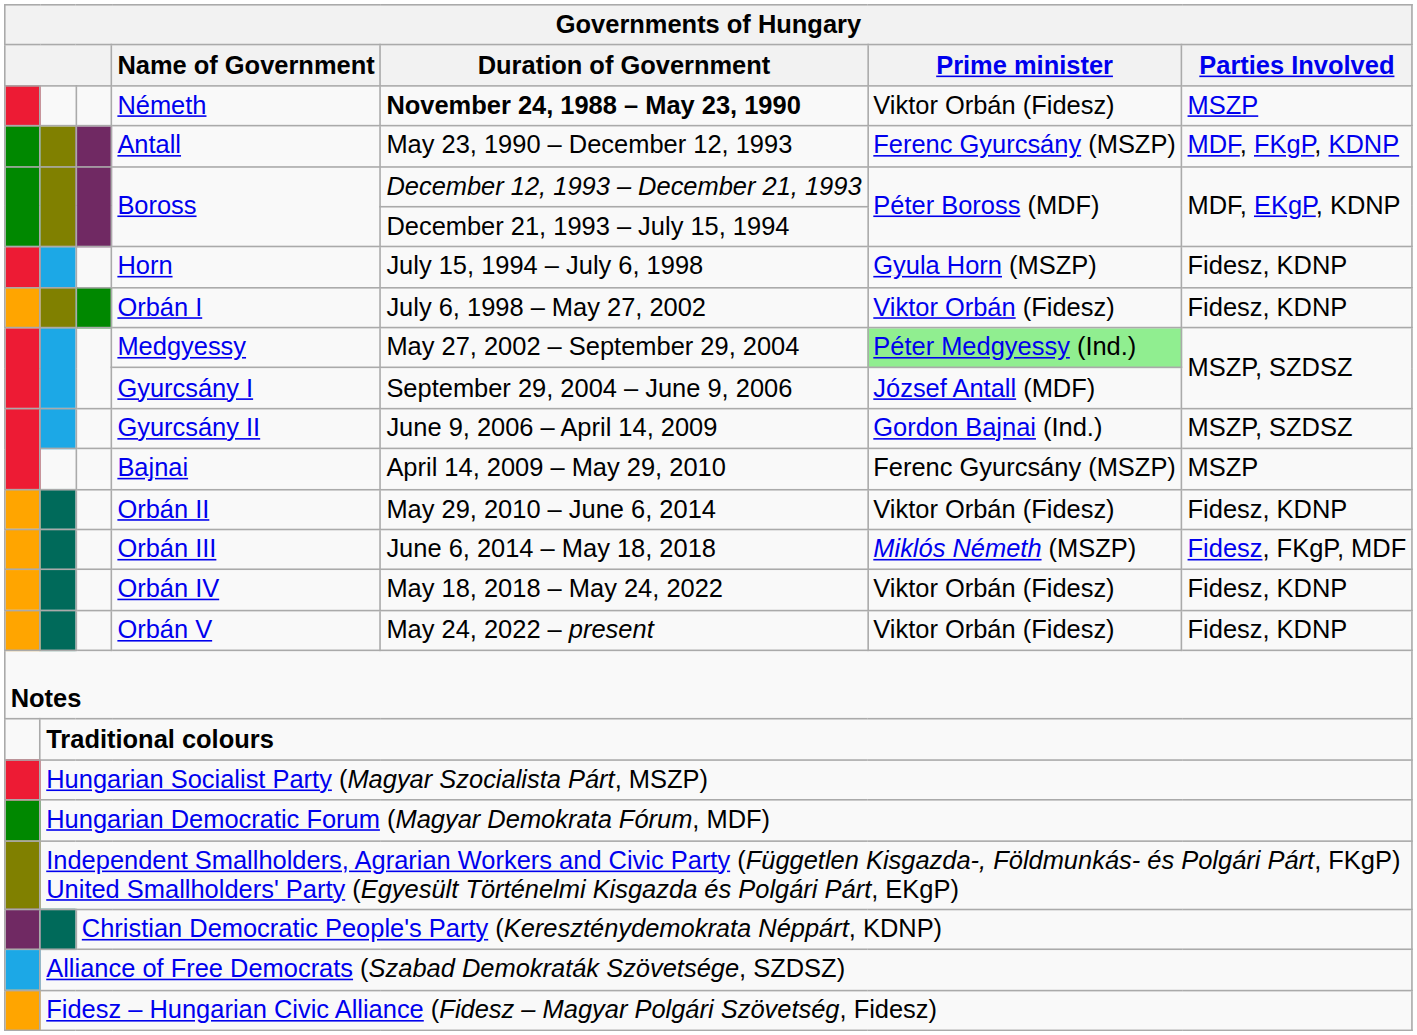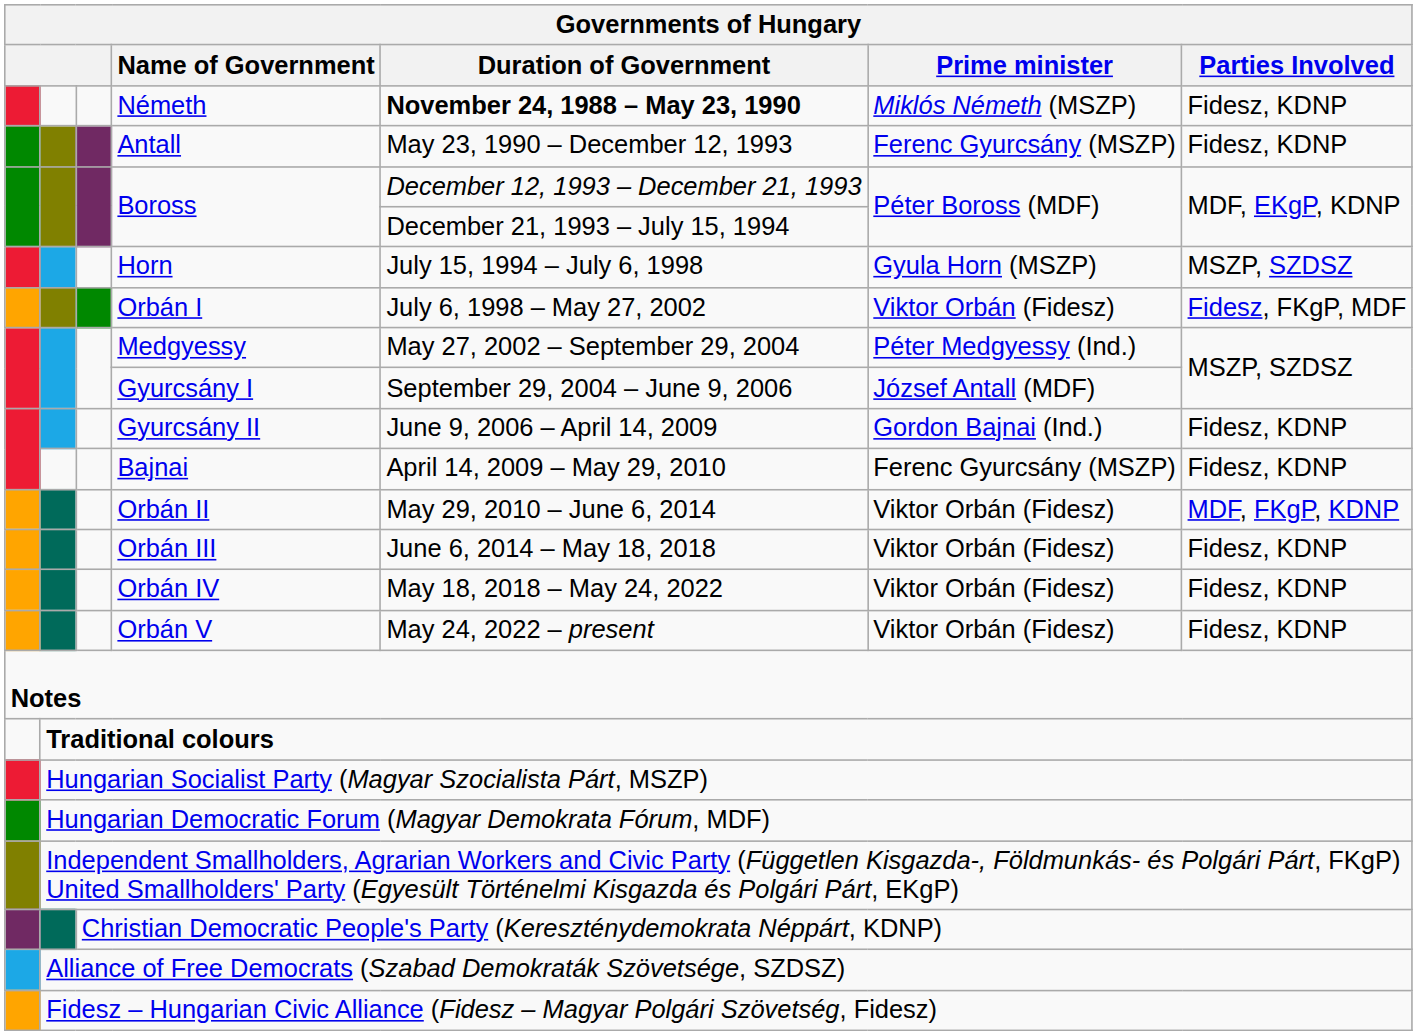(994, 105) Viktor Orbán (Fidesz) -> (1005, 105) Miklós Németh (MSZP)
(1223, 105) MSZP -> (1267, 105) Fidesz, KDNP
(1293, 145) MDF, FKgP, KDNP -> (1267, 145) Fidesz, KDNP
(1267, 266) Fidesz, KDNP -> (1270, 266) MSZP, SZDSZ
(1267, 307) Fidesz, KDNP -> (1297, 307) Fidesz, FKgP, MDF
(1005, 347) lightgreen background -> (1005, 347) no background
(1270, 428) MSZP, SZDSZ -> (1267, 428) Fidesz, KDNP
(1223, 468) MSZP -> (1267, 468) Fidesz, KDNP
(1267, 508) Fidesz, KDNP -> (1293, 508) MDF, FKgP, KDNP
(1005, 549) Miklós Németh (MSZP) -> (994, 549) Viktor Orbán (Fidesz)
(1297, 549) Fidesz, FKgP, MDF -> (1267, 549) Fidesz, KDNP
